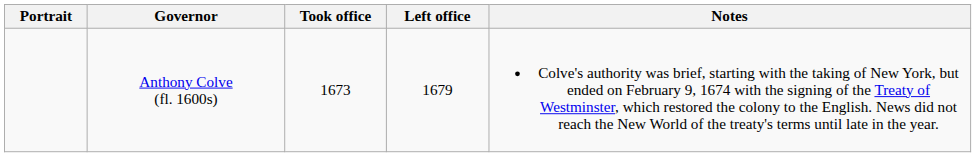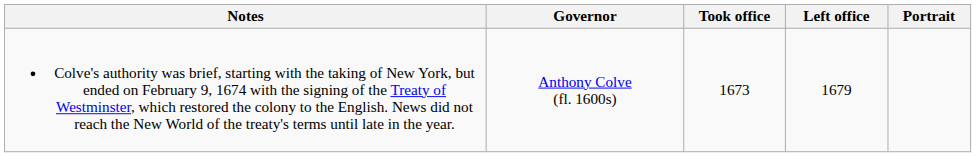columns swapped: (46, 16) <-> (730, 16)
